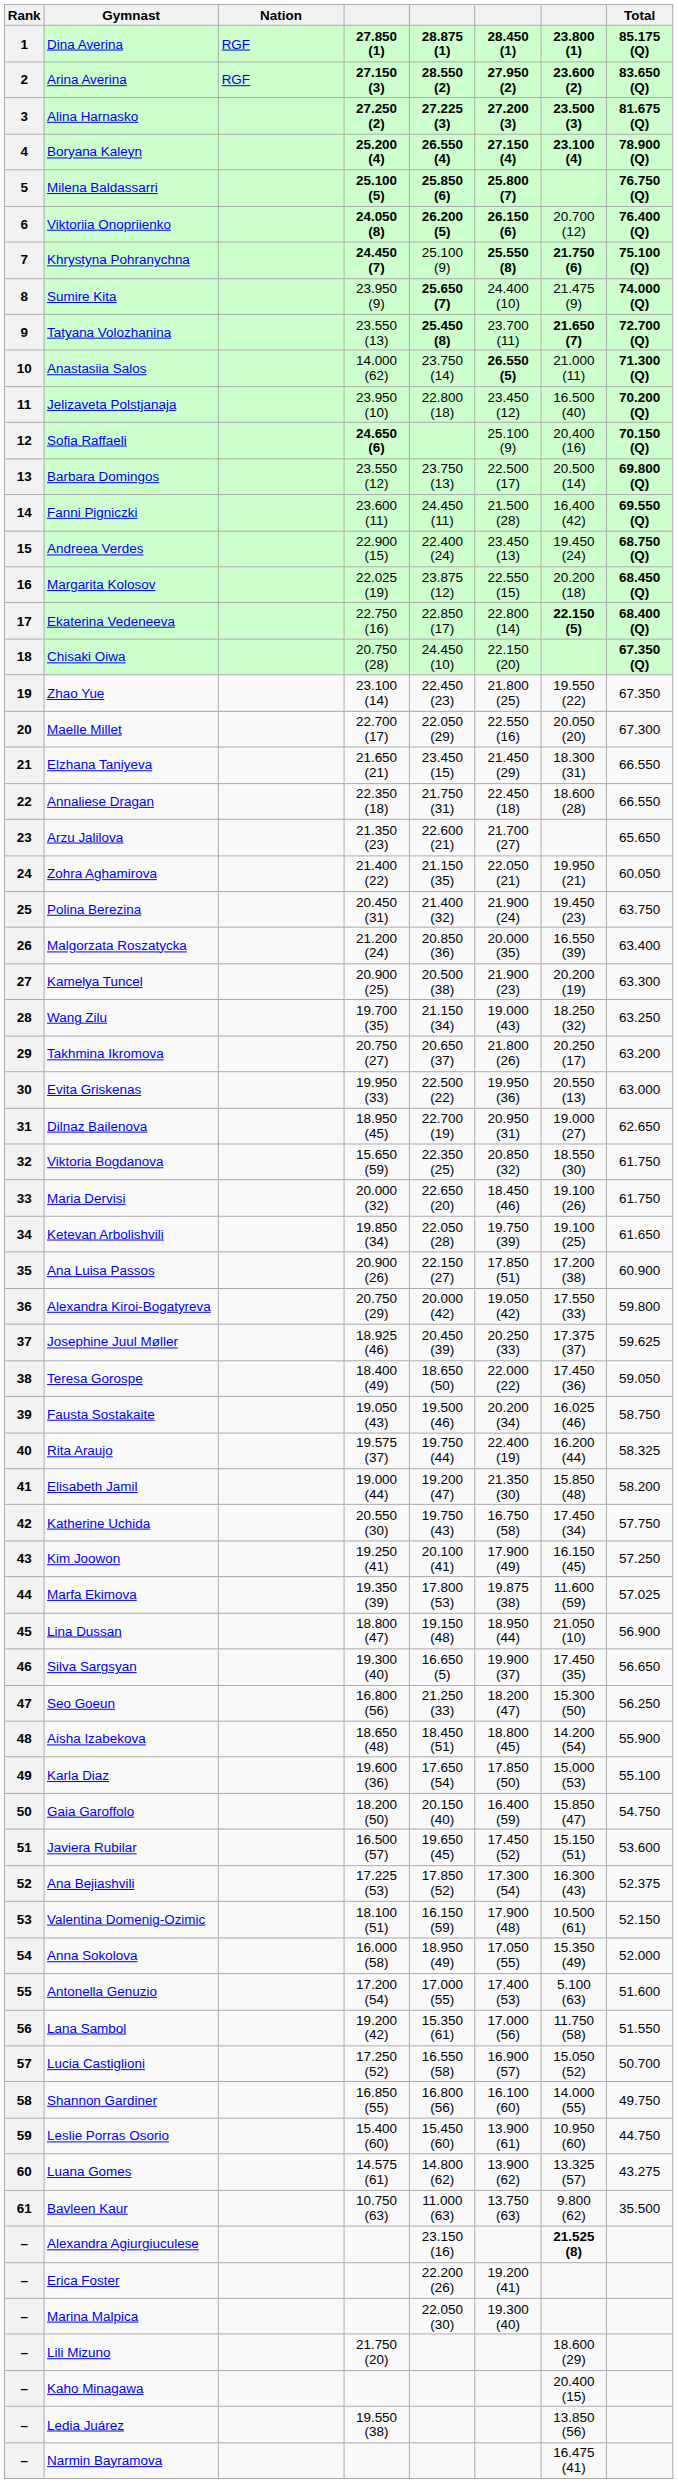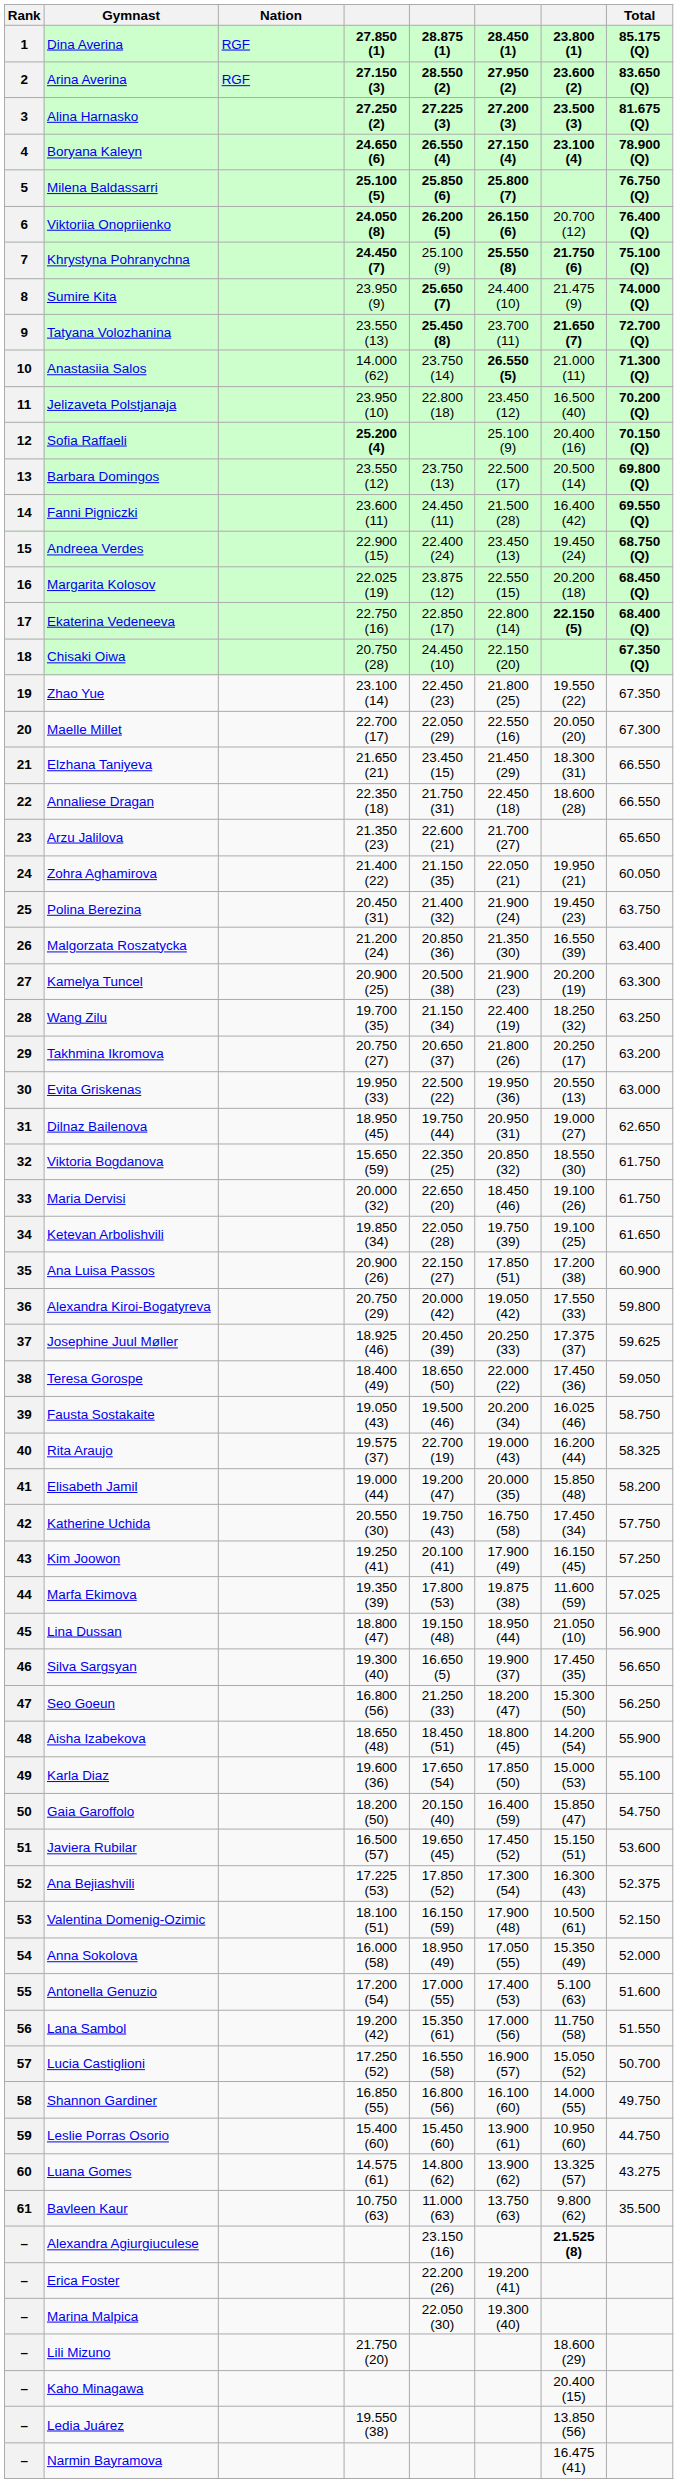(377, 152) 25.200 (4) -> (377, 152) 24.650 (6)
(377, 440) 24.650 (6) -> (377, 440) 25.200 (4)
(508, 945) 20.000 (35) -> (508, 945) 21.350 (30)
(508, 1017) 19.000 (43) -> (508, 1017) 22.400 (19)
(442, 1126) 22.700 (19) -> (442, 1126) 19.750 (44)
(442, 1450) 19.750 (44) -> (442, 1450) 22.700 (19)
(508, 1450) 22.400 (19) -> (508, 1450) 19.000 (43)
(508, 1486) 21.350 (30) -> (508, 1486) 20.000 (35)
